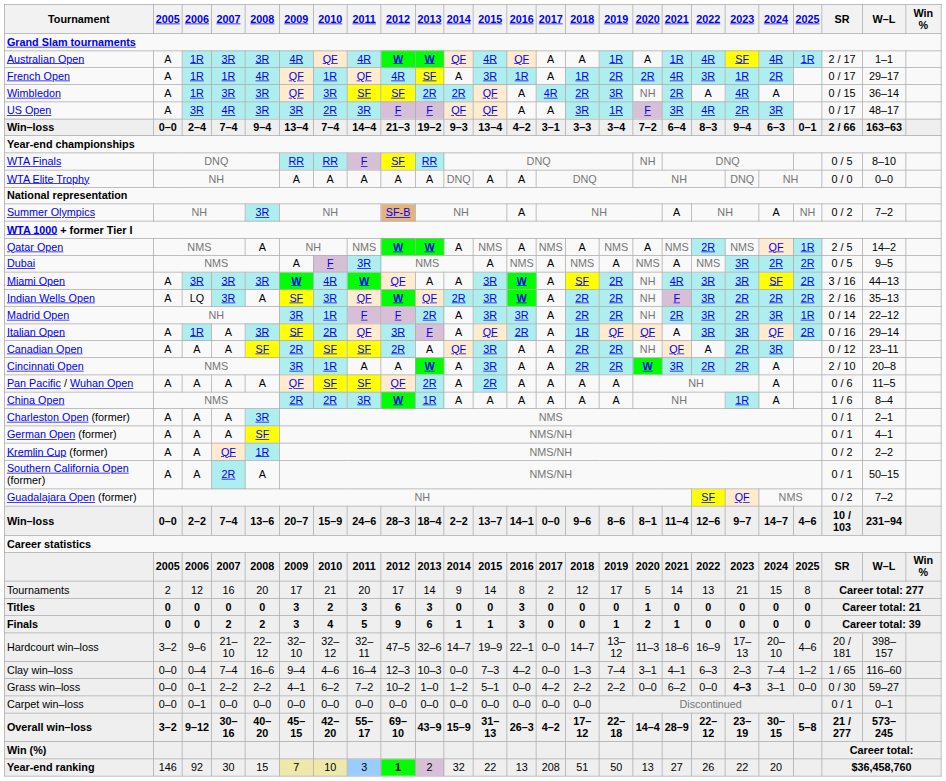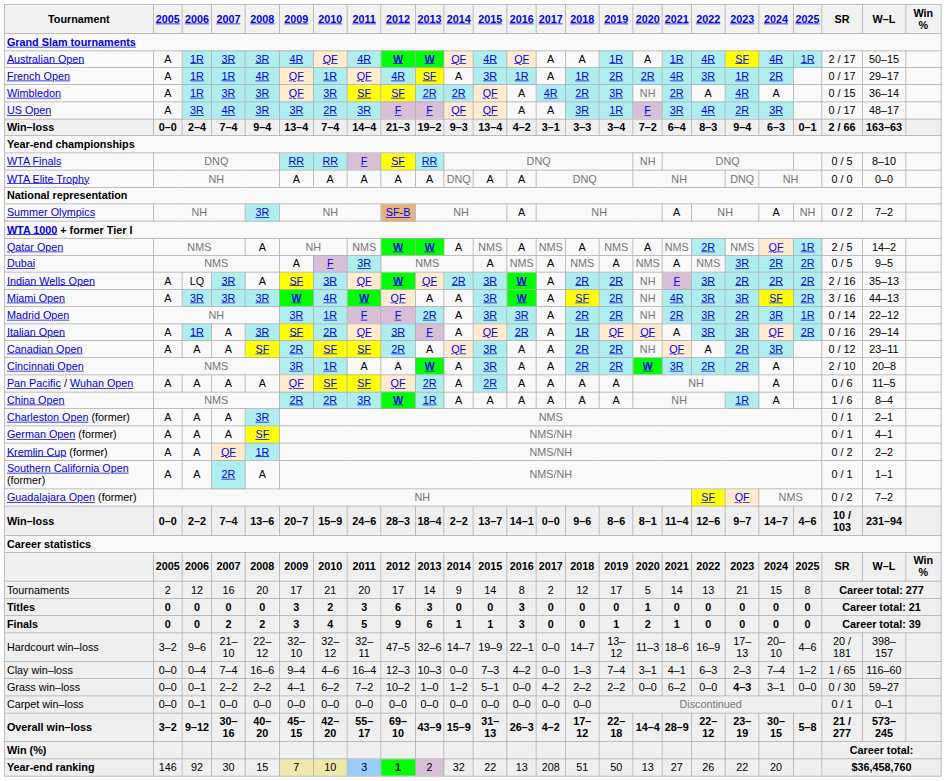(884, 59) 1–1 -> (884, 59) 50–15
rows swapped: (51, 298) <-> (36, 281)
(884, 475) 50–15 -> (884, 475) 1–1
